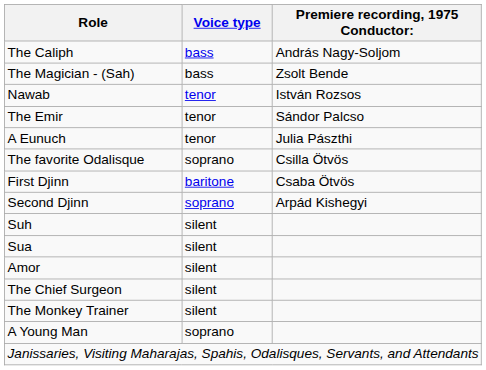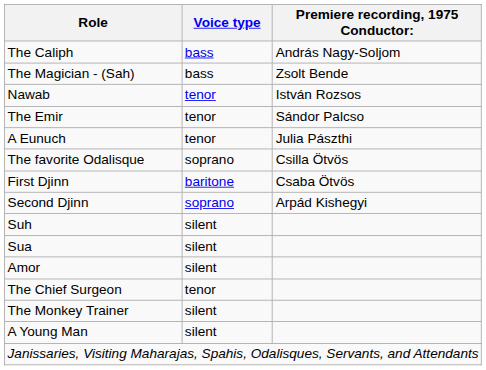(201, 289) silent -> (200, 289) tenor
(209, 332) soprano -> (201, 332) silent
